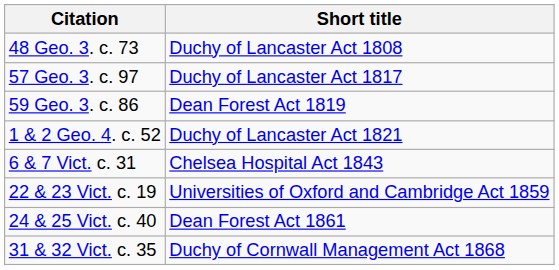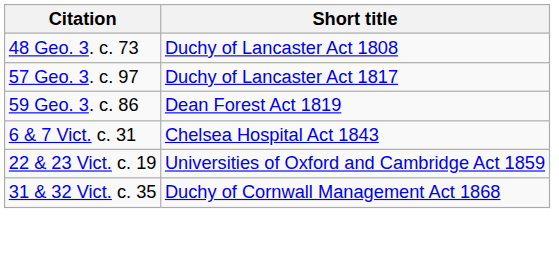- row: (85, 134)
- row: (83, 221)
